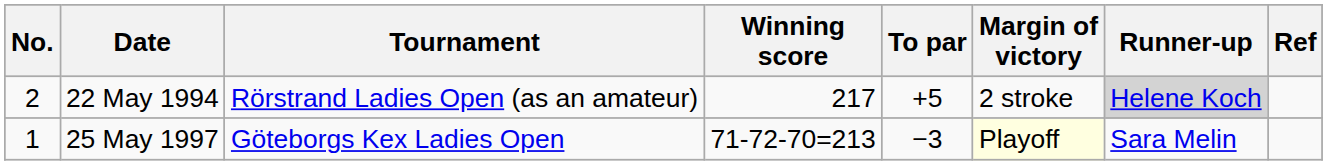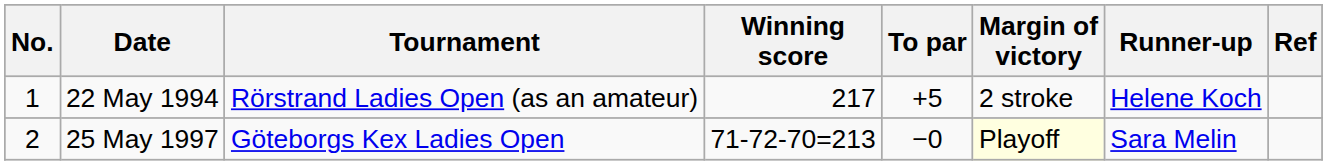(32, 97) 2 -> (32, 97) 1
(1186, 97) lightgrey background -> (1186, 97) no background
(32, 139) 1 -> (32, 139) 2
(927, 139) −3 -> (927, 139) −0
